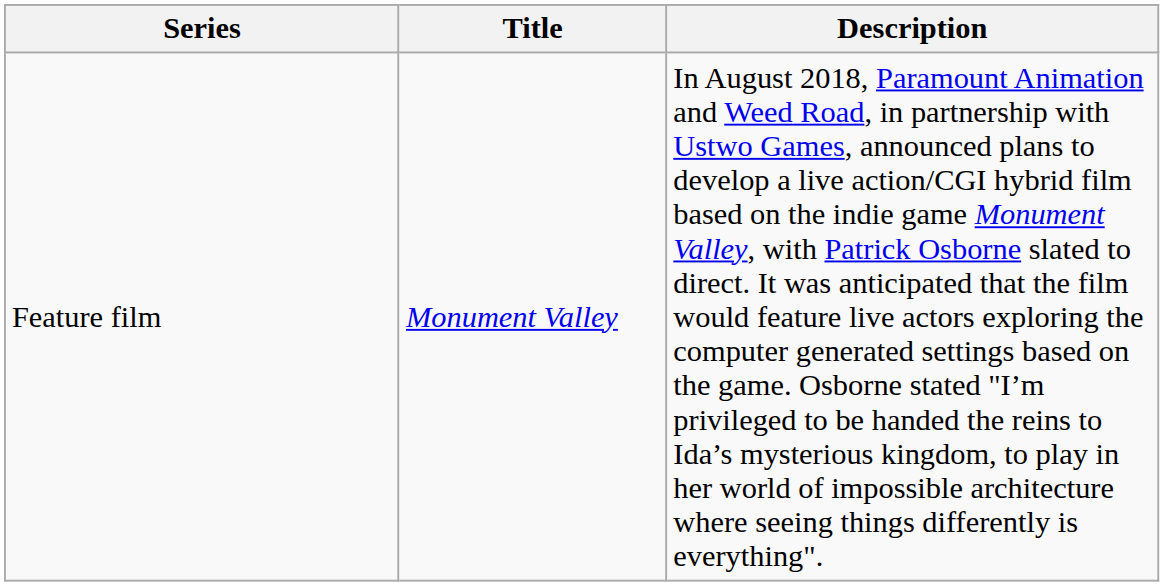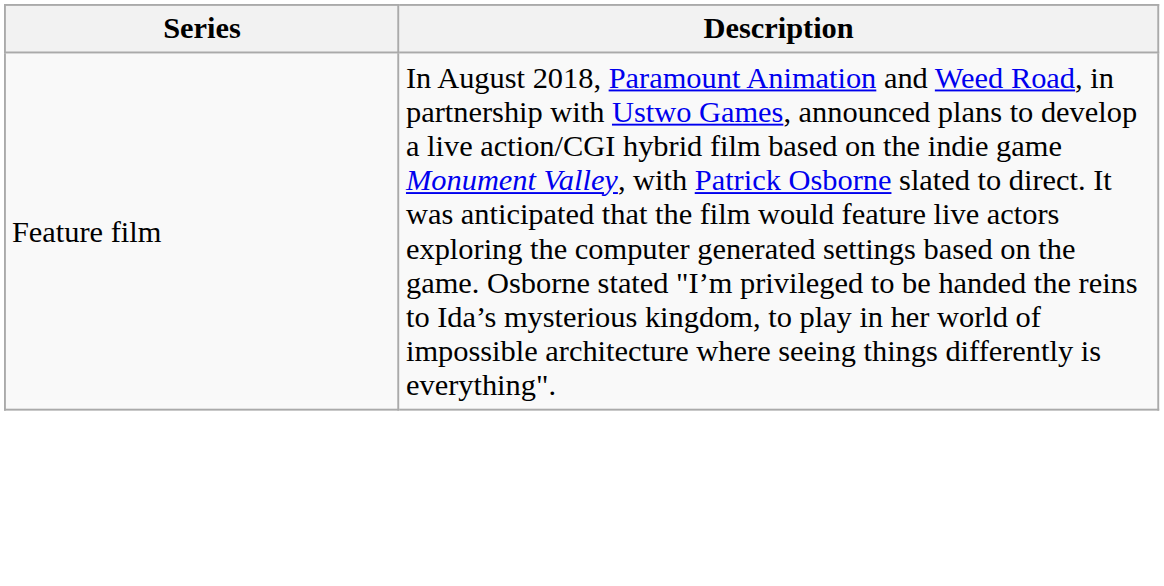- column: (533, 28)
